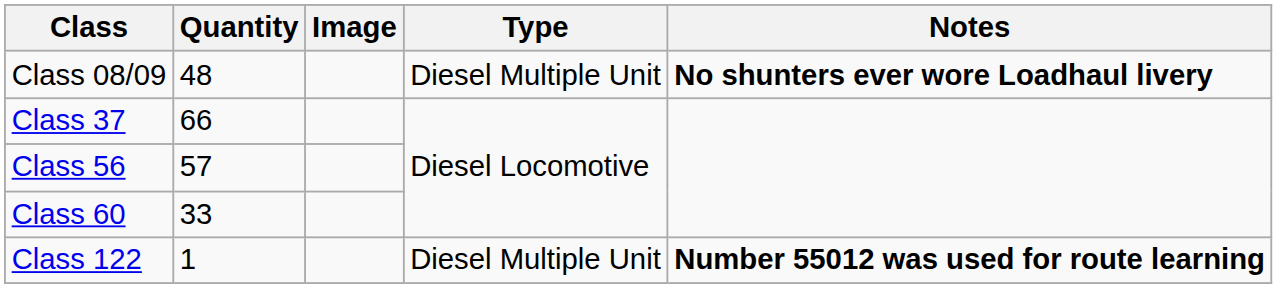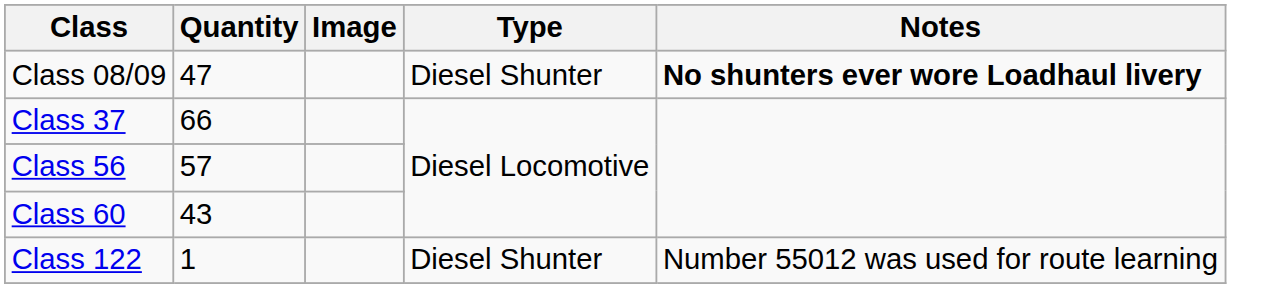(196, 74) 48 -> (196, 74) 47
(535, 74) Diesel Multiple Unit -> (506, 74) Diesel Shunter
(196, 213) 33 -> (196, 213) 43
(535, 259) Diesel Multiple Unit -> (506, 259) Diesel Shunter
(970, 259) bold -> (940, 259) normal
